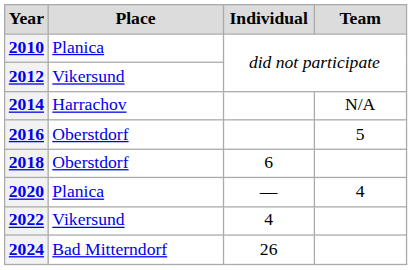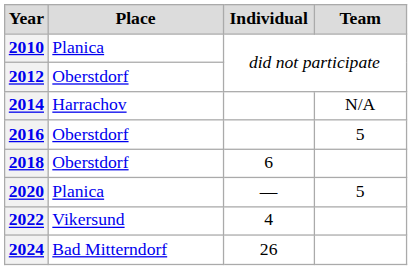(88, 76) Vikersund -> (90, 76) Oberstdorf
(360, 191) 4 -> (360, 191) 5
